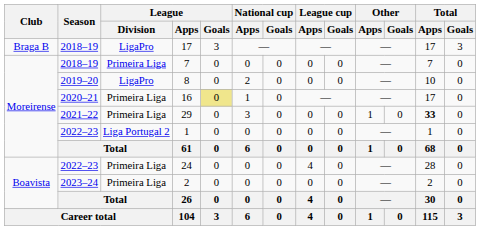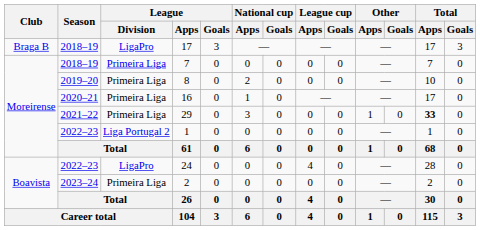(136, 81) LigaPro -> (136, 81) Primeira Liga
(217, 98) khaki background -> (217, 98) no background
(136, 166) Primeira Liga -> (136, 166) LigaPro
